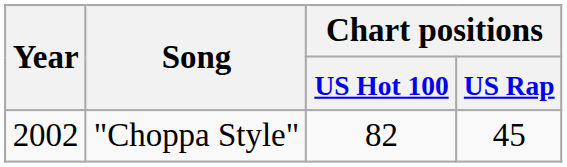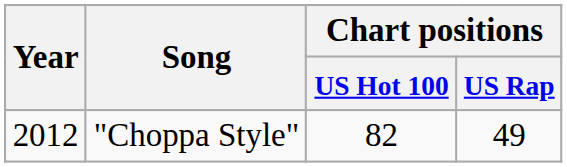(46, 135) 2002 -> (46, 135) 2012
(509, 135) 45 -> (509, 135) 49
